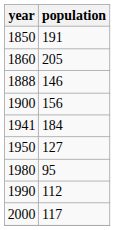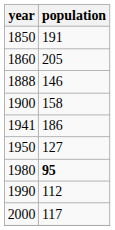(52, 103) 156 -> (52, 103) 158
(52, 125) 184 -> (52, 125) 186
(49, 170) normal -> (49, 170) bold
